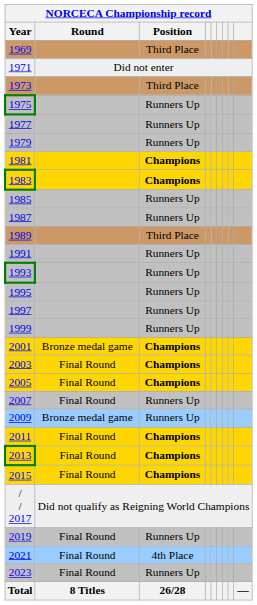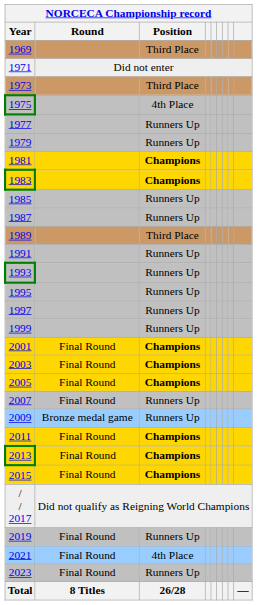(172, 105) Runners Up -> (172, 105) 4th Place
(87, 346) Bronze medal game -> (87, 346) Final Round
